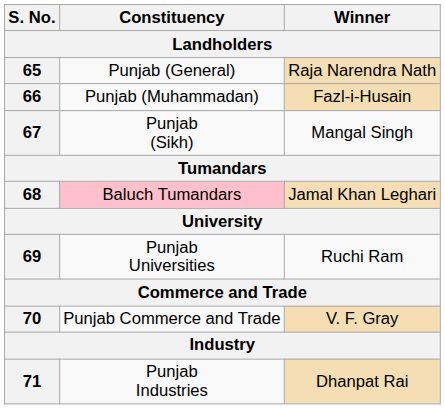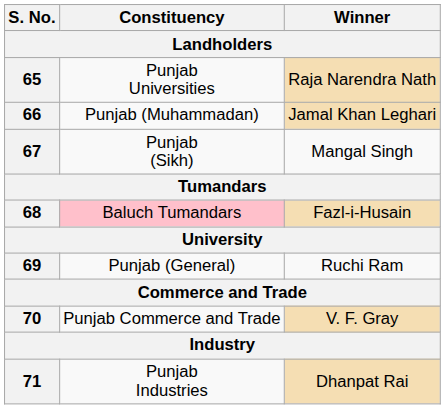(172, 70) Punjab (General) -> (172, 79) Punjab Universities
(362, 96) Fazl-i-Husain -> (362, 115) Jamal Khan Leghari
(362, 194) Jamal Khan Leghari -> (362, 213) Fazl-i-Husain
(172, 256) Punjab Universities -> (172, 266) Punjab (General)
